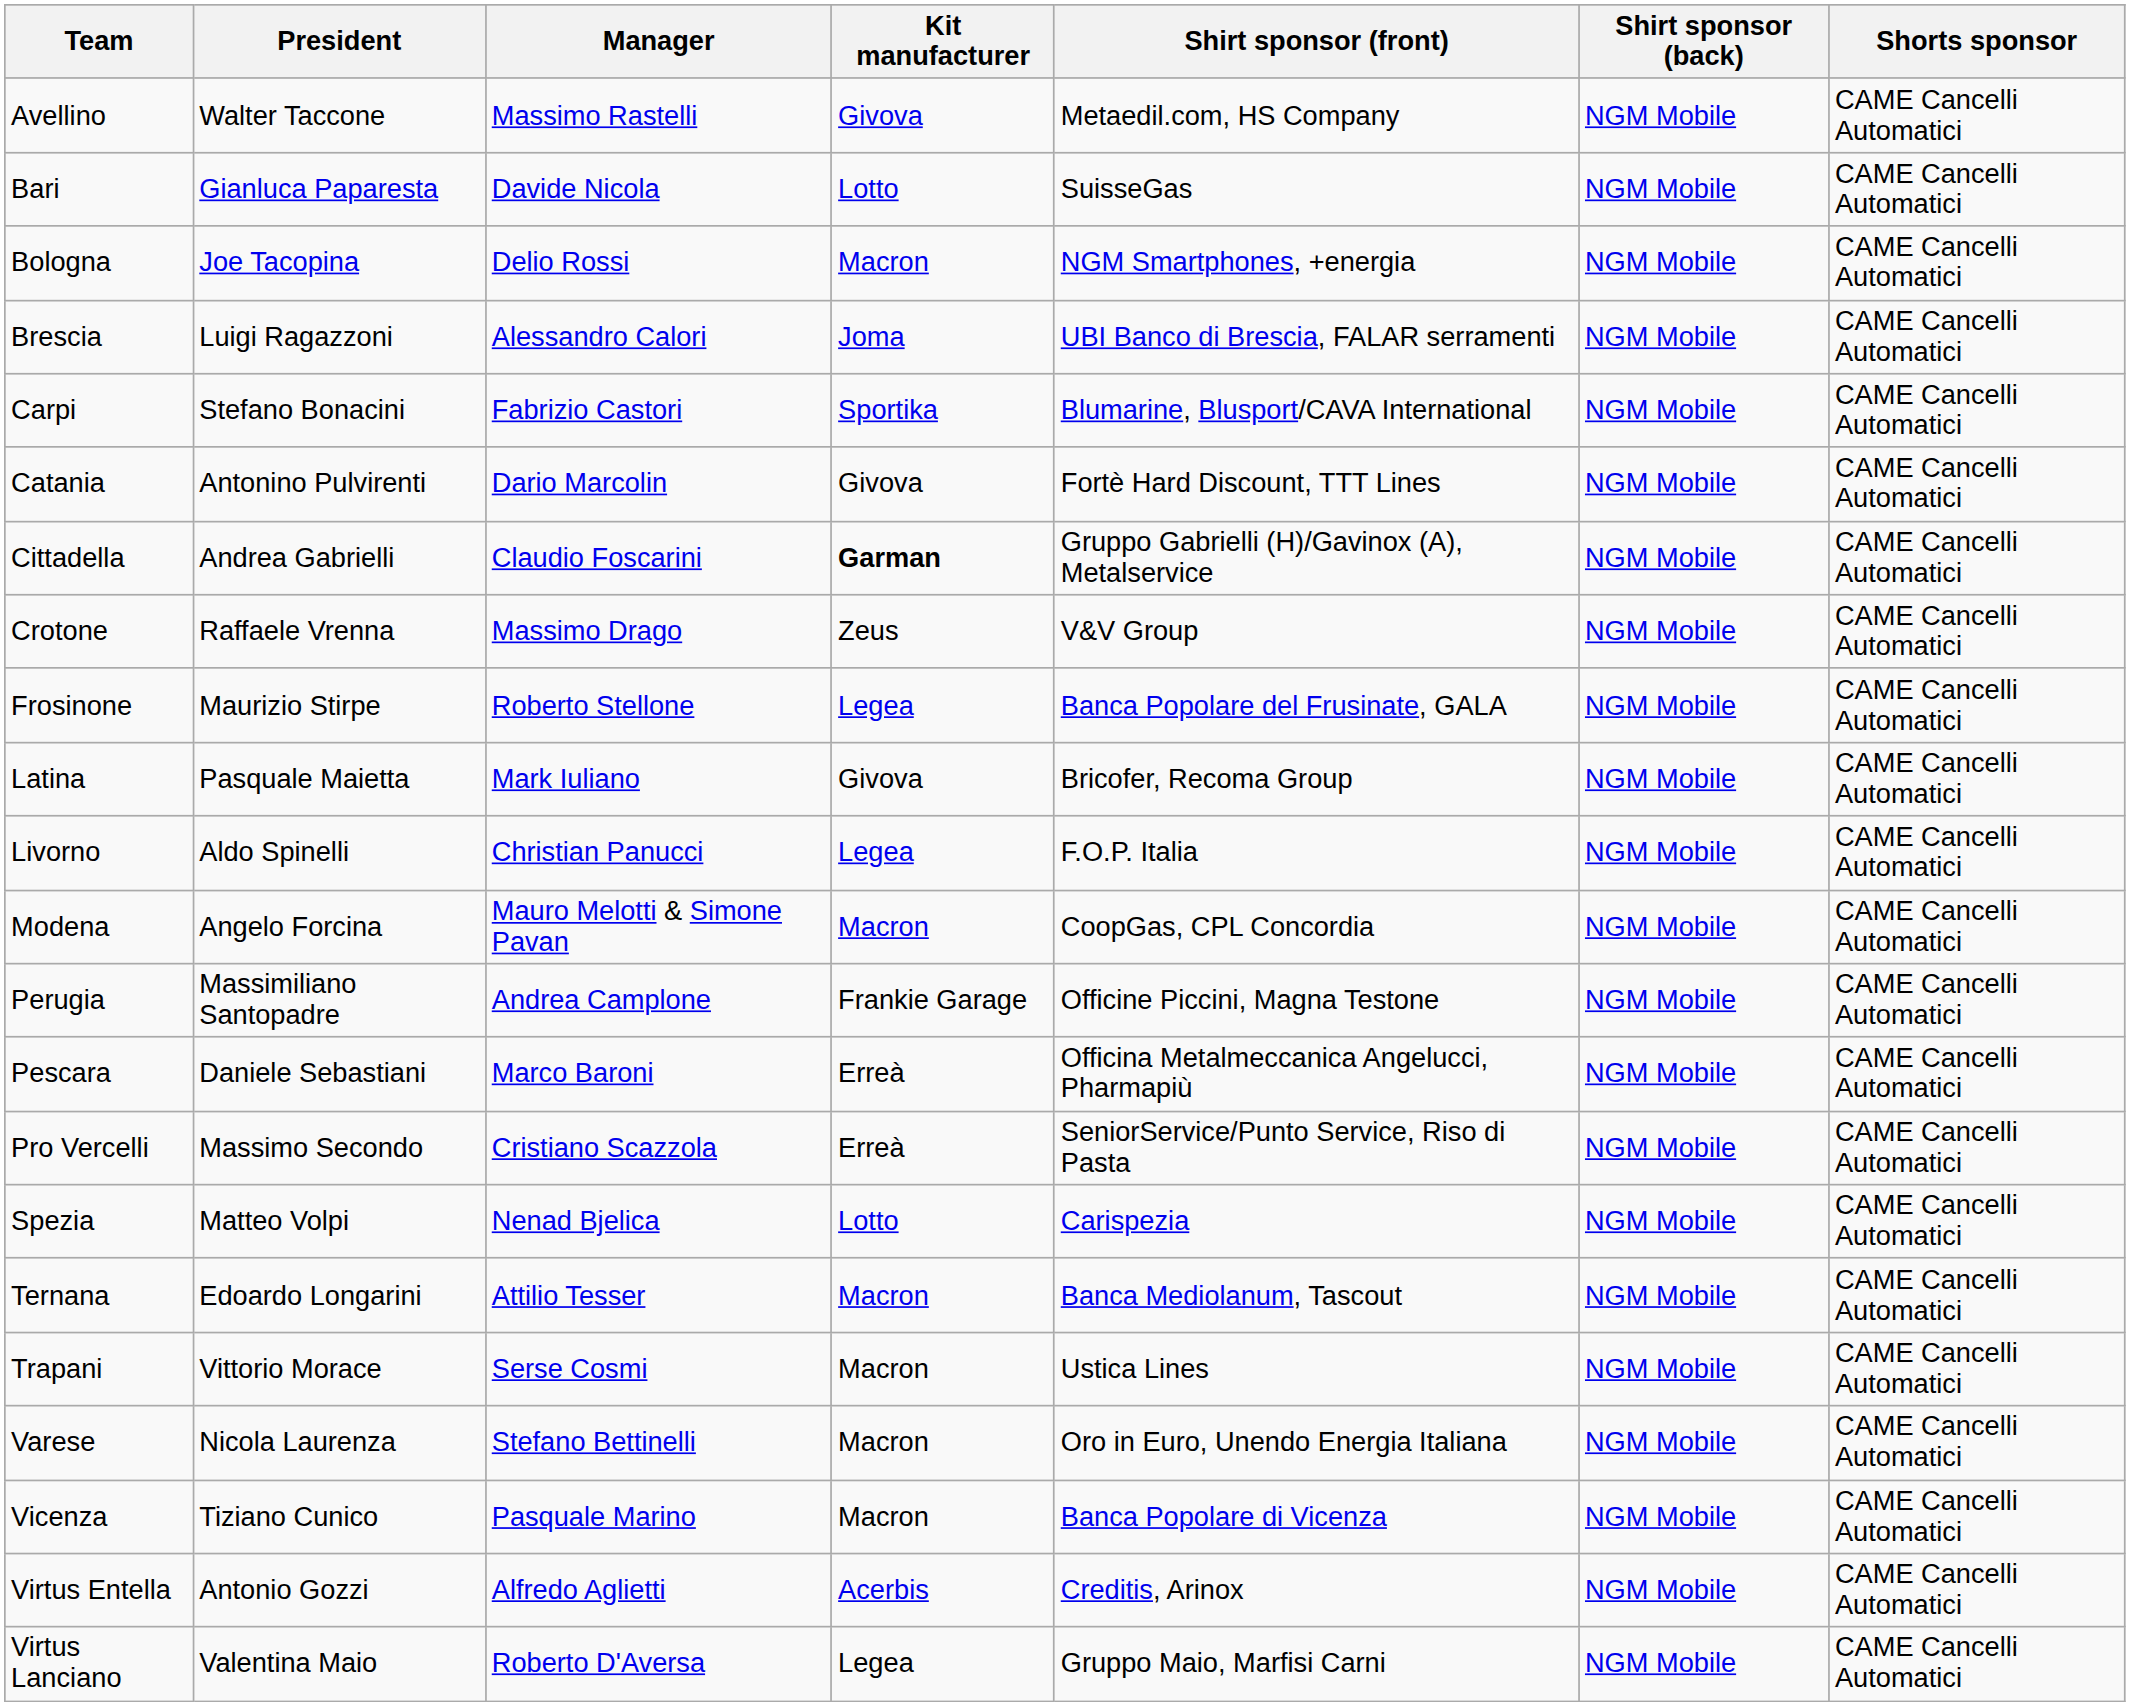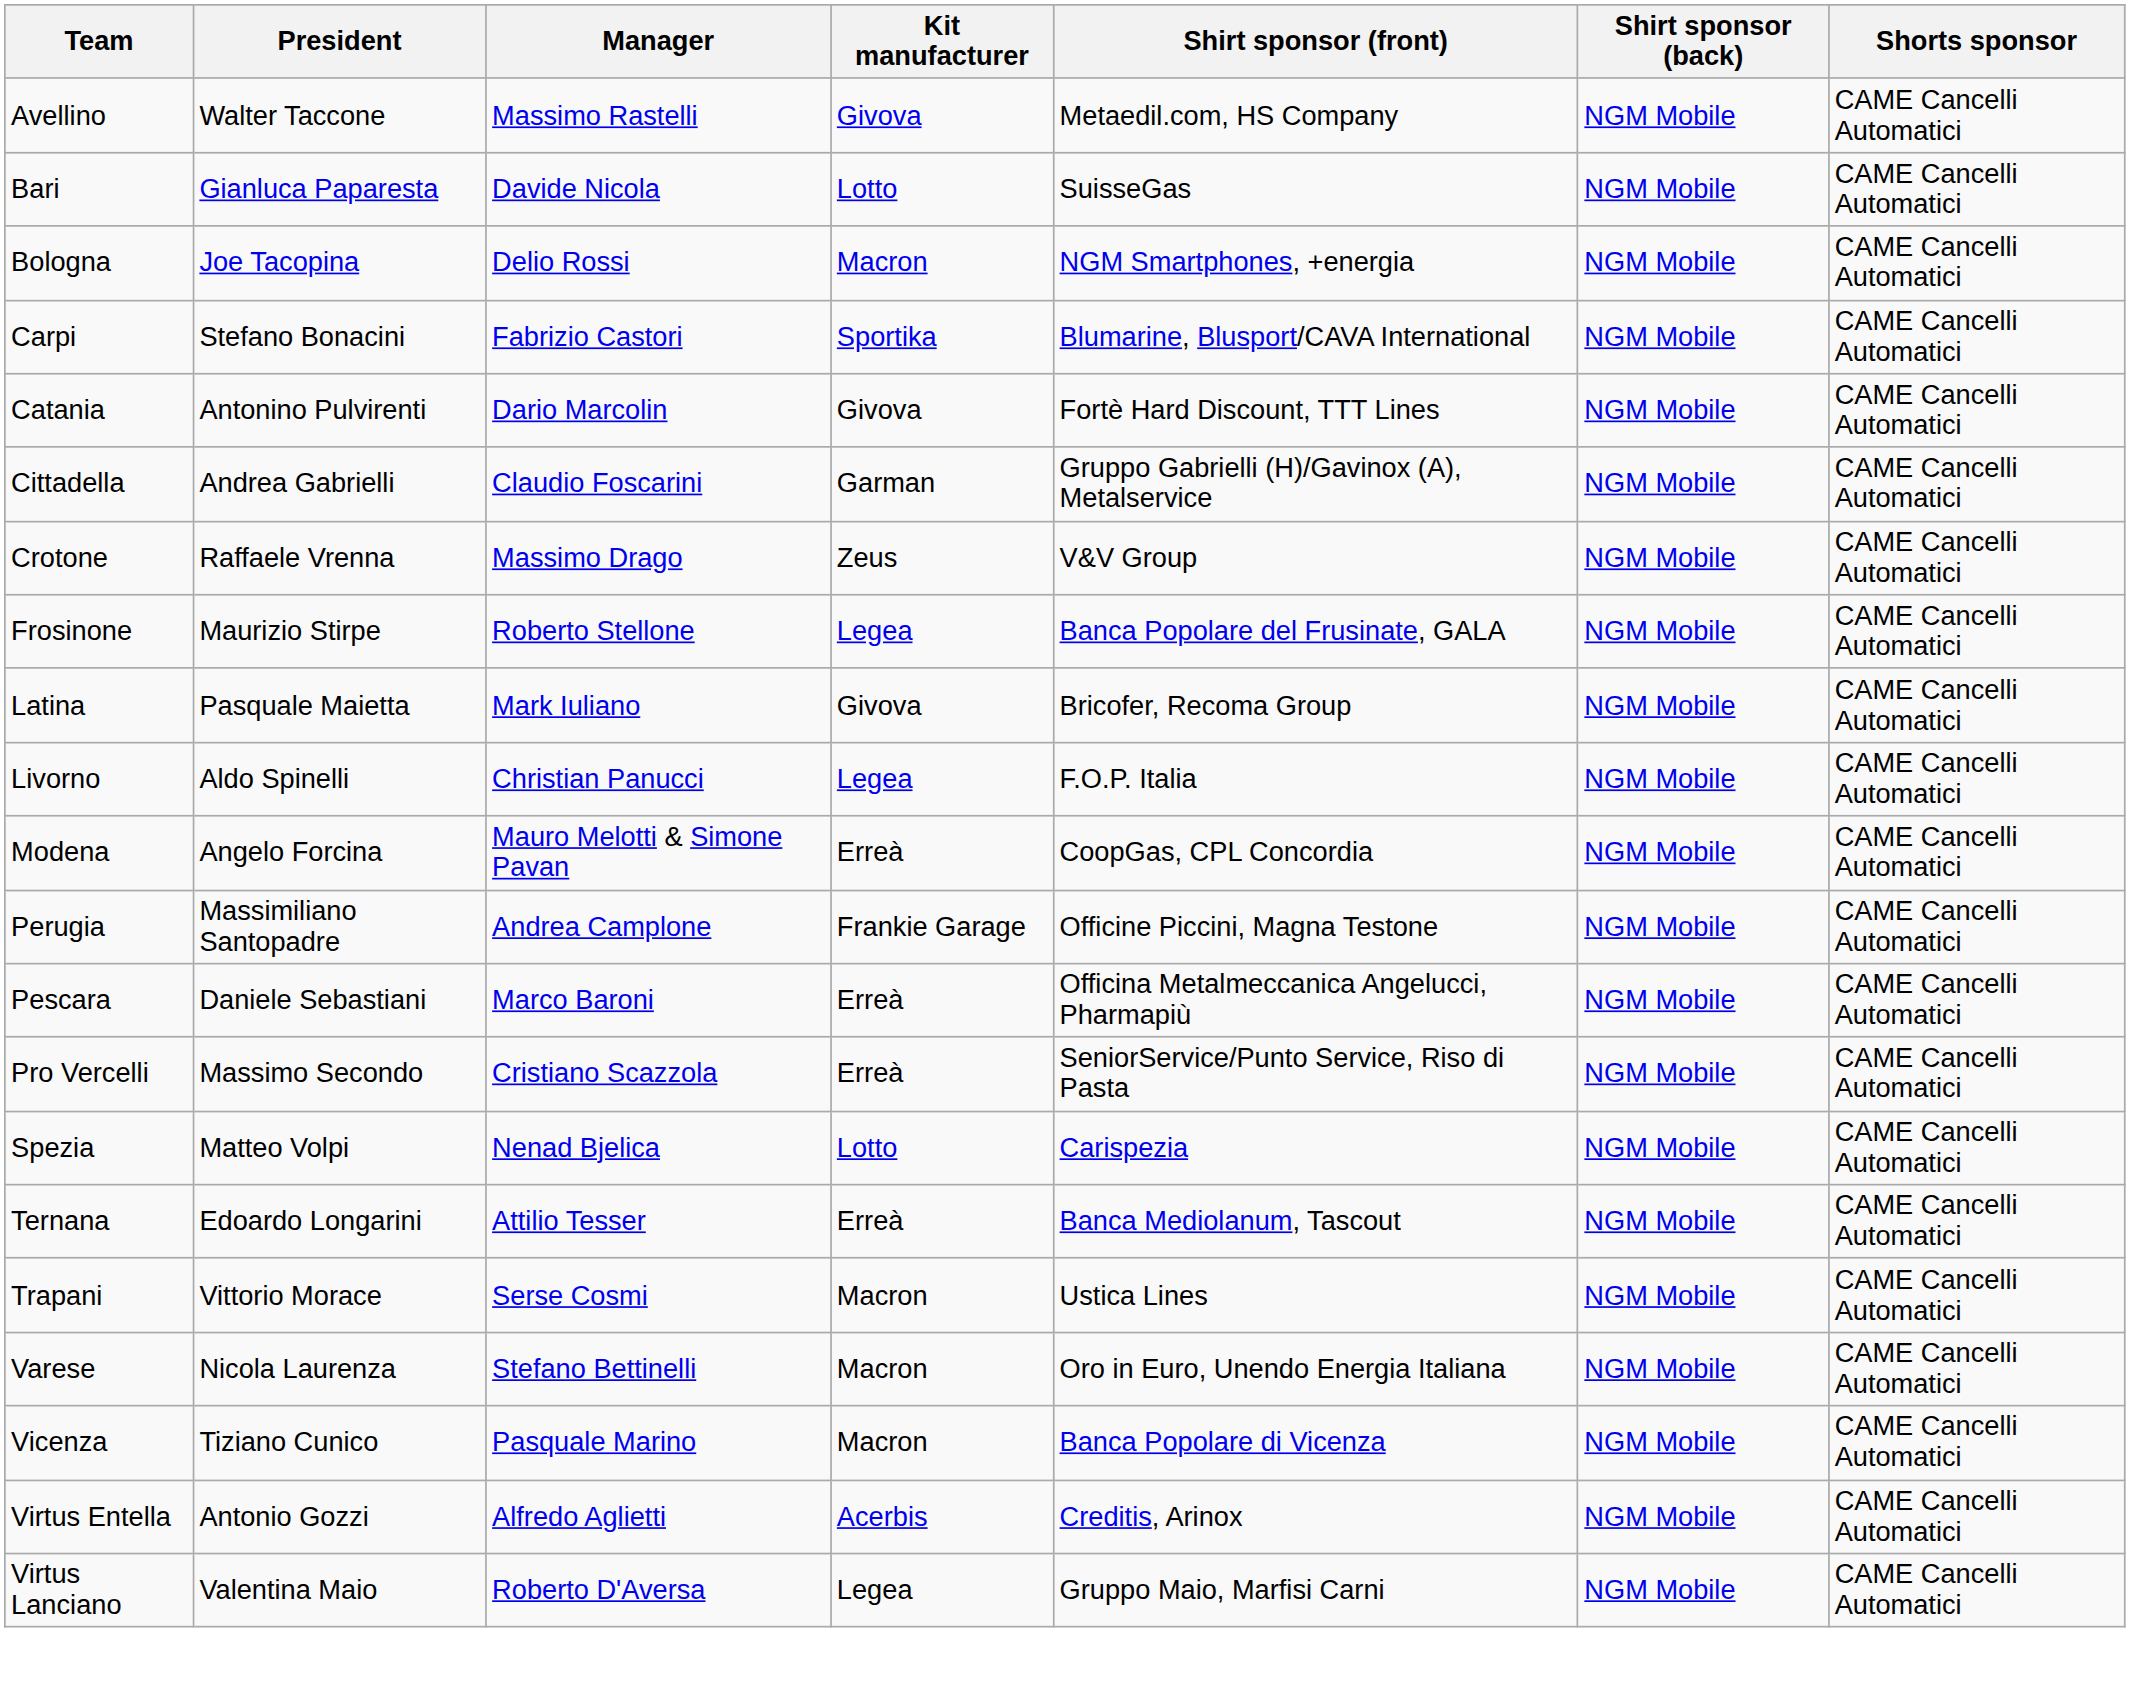- row: (56, 336)
(890, 557) bold -> (886, 483) normal
(883, 926) Macron -> (870, 852) Erreà
(883, 1294) Macron -> (870, 1221) Erreà
